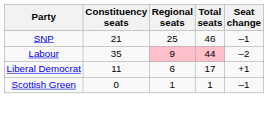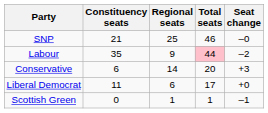(244, 38) –1 -> (244, 38) –0
(172, 54) pink background -> (172, 54) no background
+ row: (44, 69)
(244, 69) +1 -> (244, 85) +0
